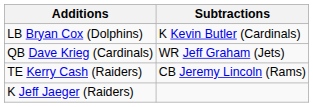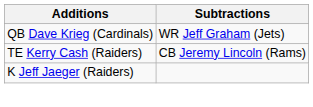- row: (75, 33)
